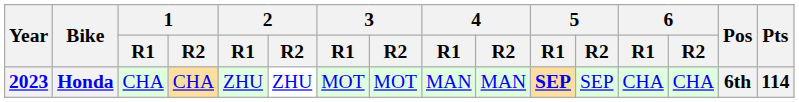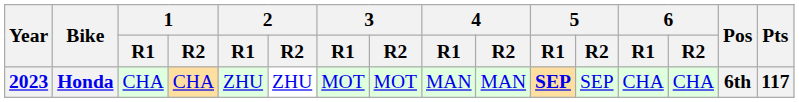(775, 81) 114 -> (775, 81) 117
